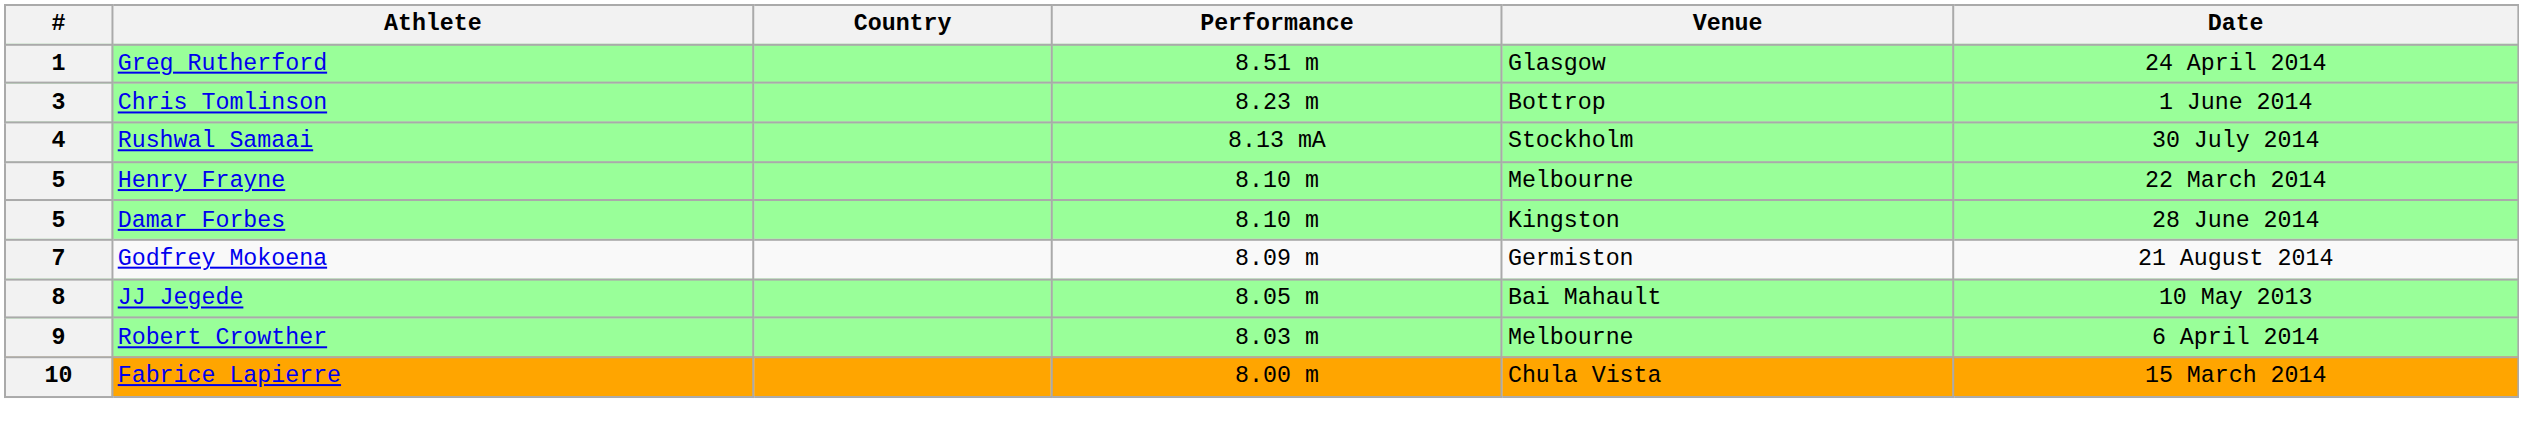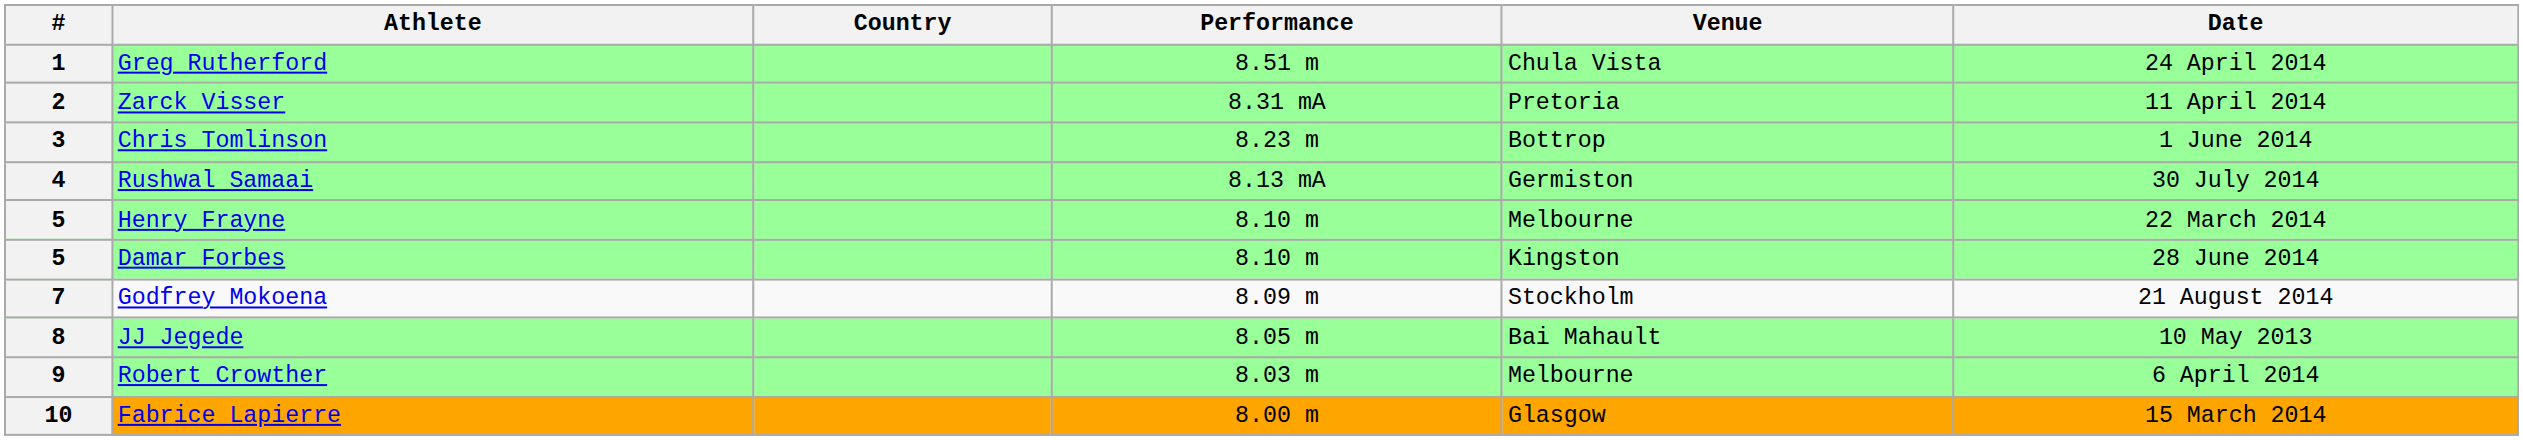(1557, 63) Glasgow -> (1585, 63) Chula Vista
+ row: (59, 102)
(1571, 142) Stockholm -> (1571, 181) Germiston
(1571, 259) Germiston -> (1571, 298) Stockholm
(1585, 376) Chula Vista -> (1557, 415) Glasgow
